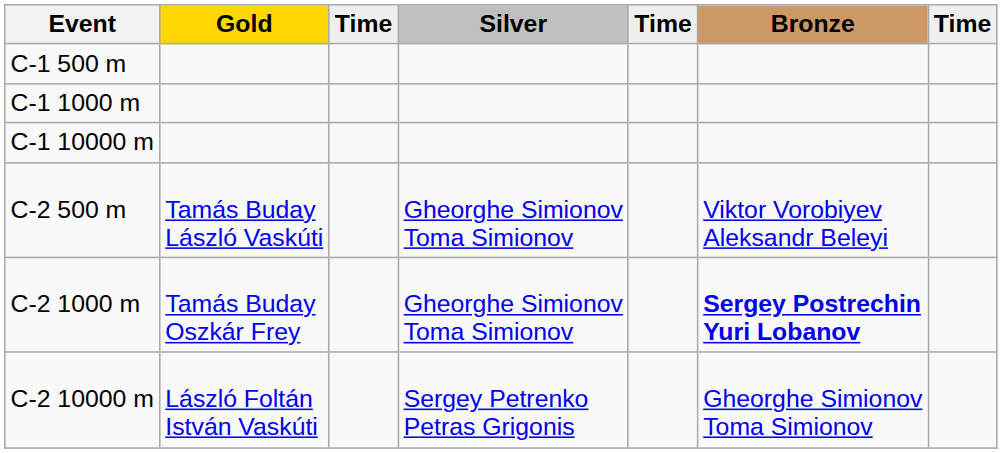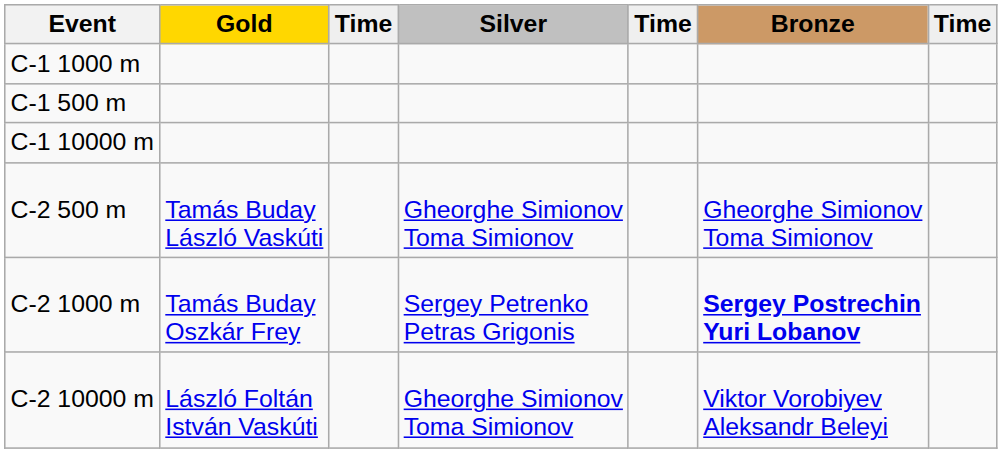rows swapped: (68, 63) <-> (75, 102)
(796, 223) Viktor Vorobiyev Aleksandr Beleyi -> (813, 223) Gheorghe Simionov Toma Simionov
(513, 318) Gheorghe Simionov Toma Simionov -> (496, 318) Sergey Petrenko Petras Grigonis
(496, 413) Sergey Petrenko Petras Grigonis -> (513, 413) Gheorghe Simionov Toma Simionov
(813, 413) Gheorghe Simionov Toma Simionov -> (796, 413) Viktor Vorobiyev Aleksandr Beleyi
